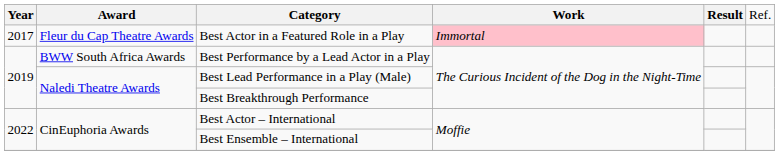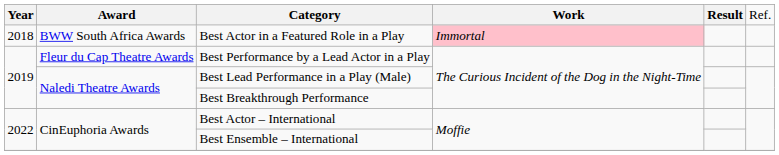(21, 35) 2017 -> (21, 35) 2018
(117, 35) Fleur du Cap Theatre Awards -> (112, 35) BWW South Africa Awards
(112, 56) BWW South Africa Awards -> (117, 56) Fleur du Cap Theatre Awards
